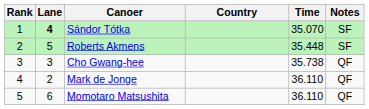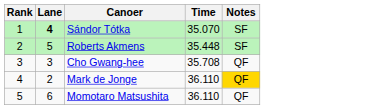- column: (237, 12)
(307, 63) 35.738 -> (203, 63) 35.708
(345, 79) no background -> (241, 79) gold background
